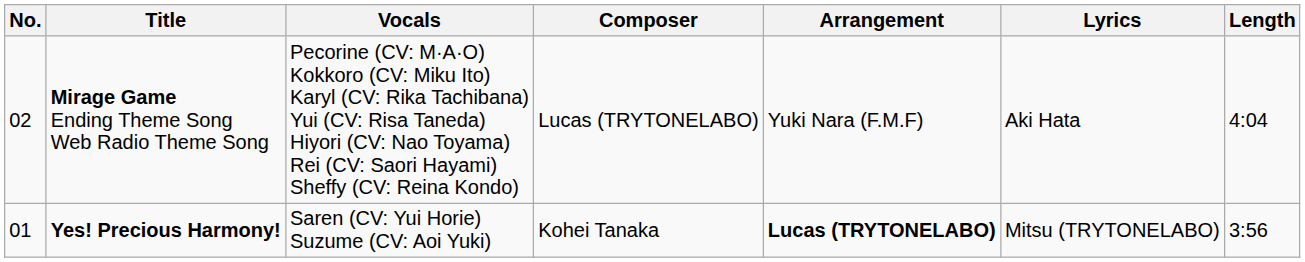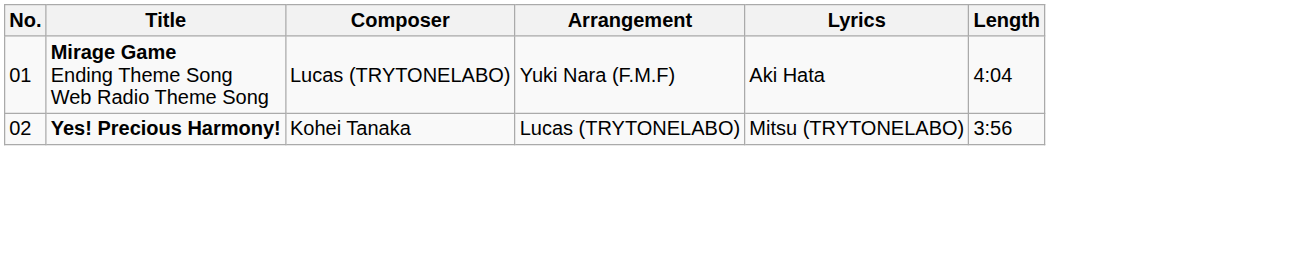- column: (409, 20)
(20, 119) 02 -> (20, 74) 01
(20, 230) 01 -> (20, 128) 02
(882, 230) bold -> (630, 128) normal
